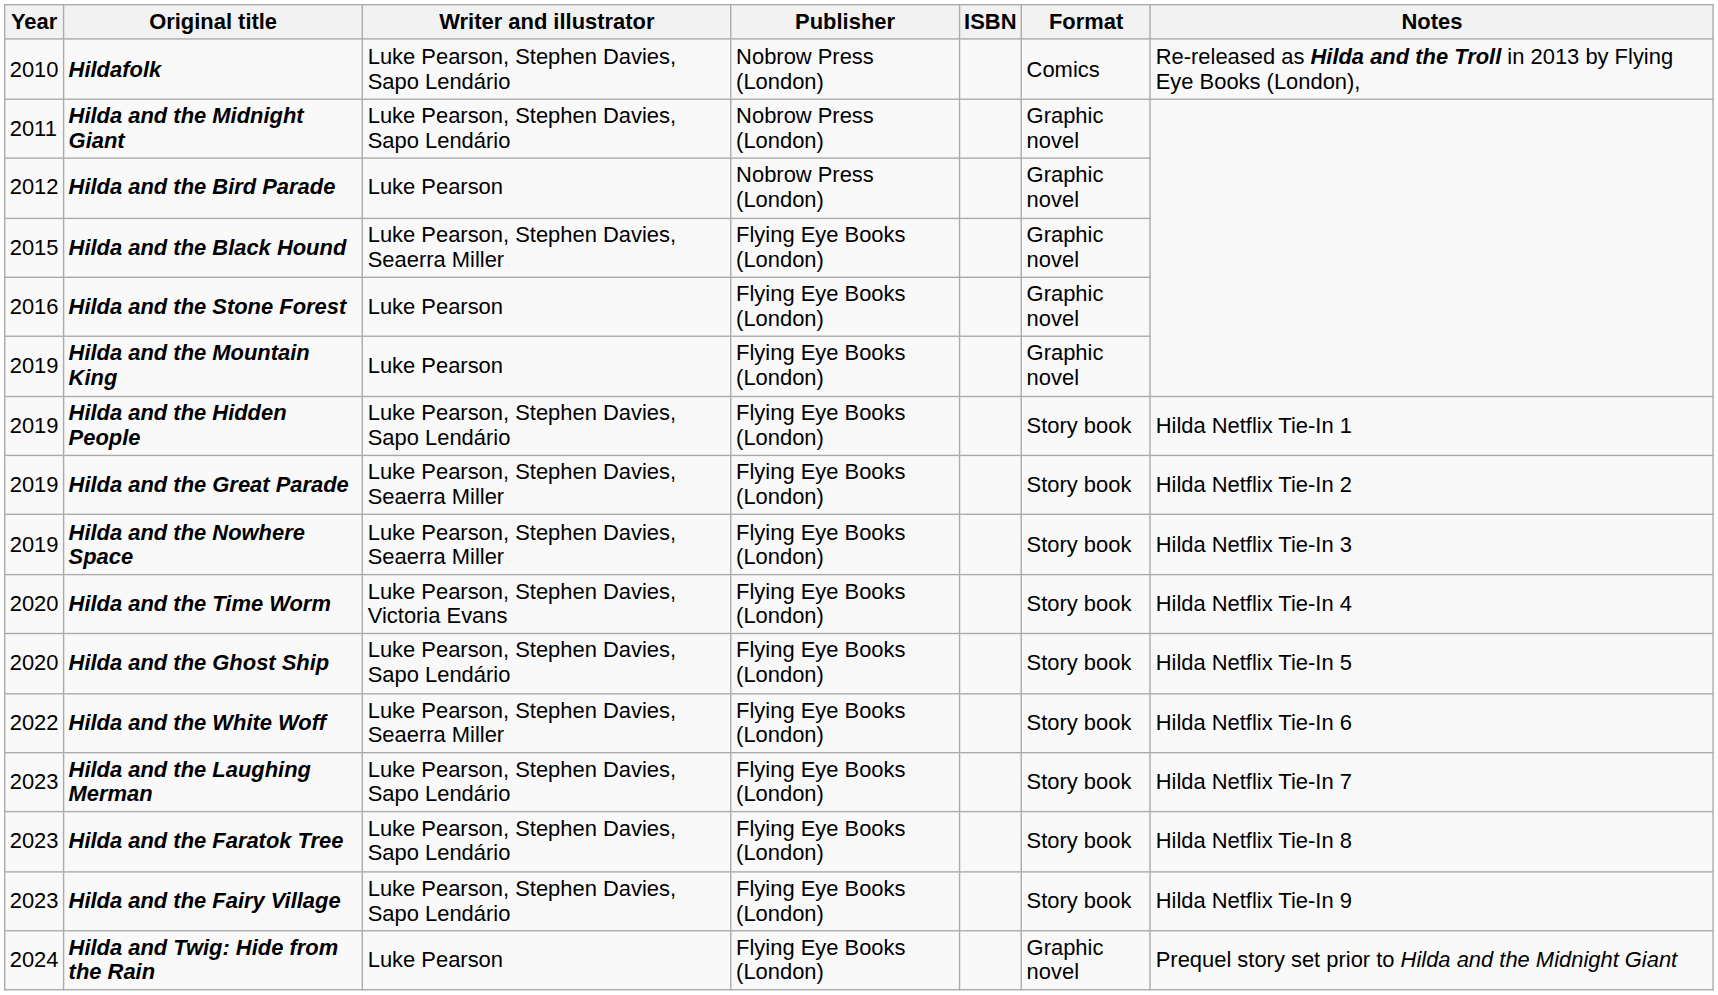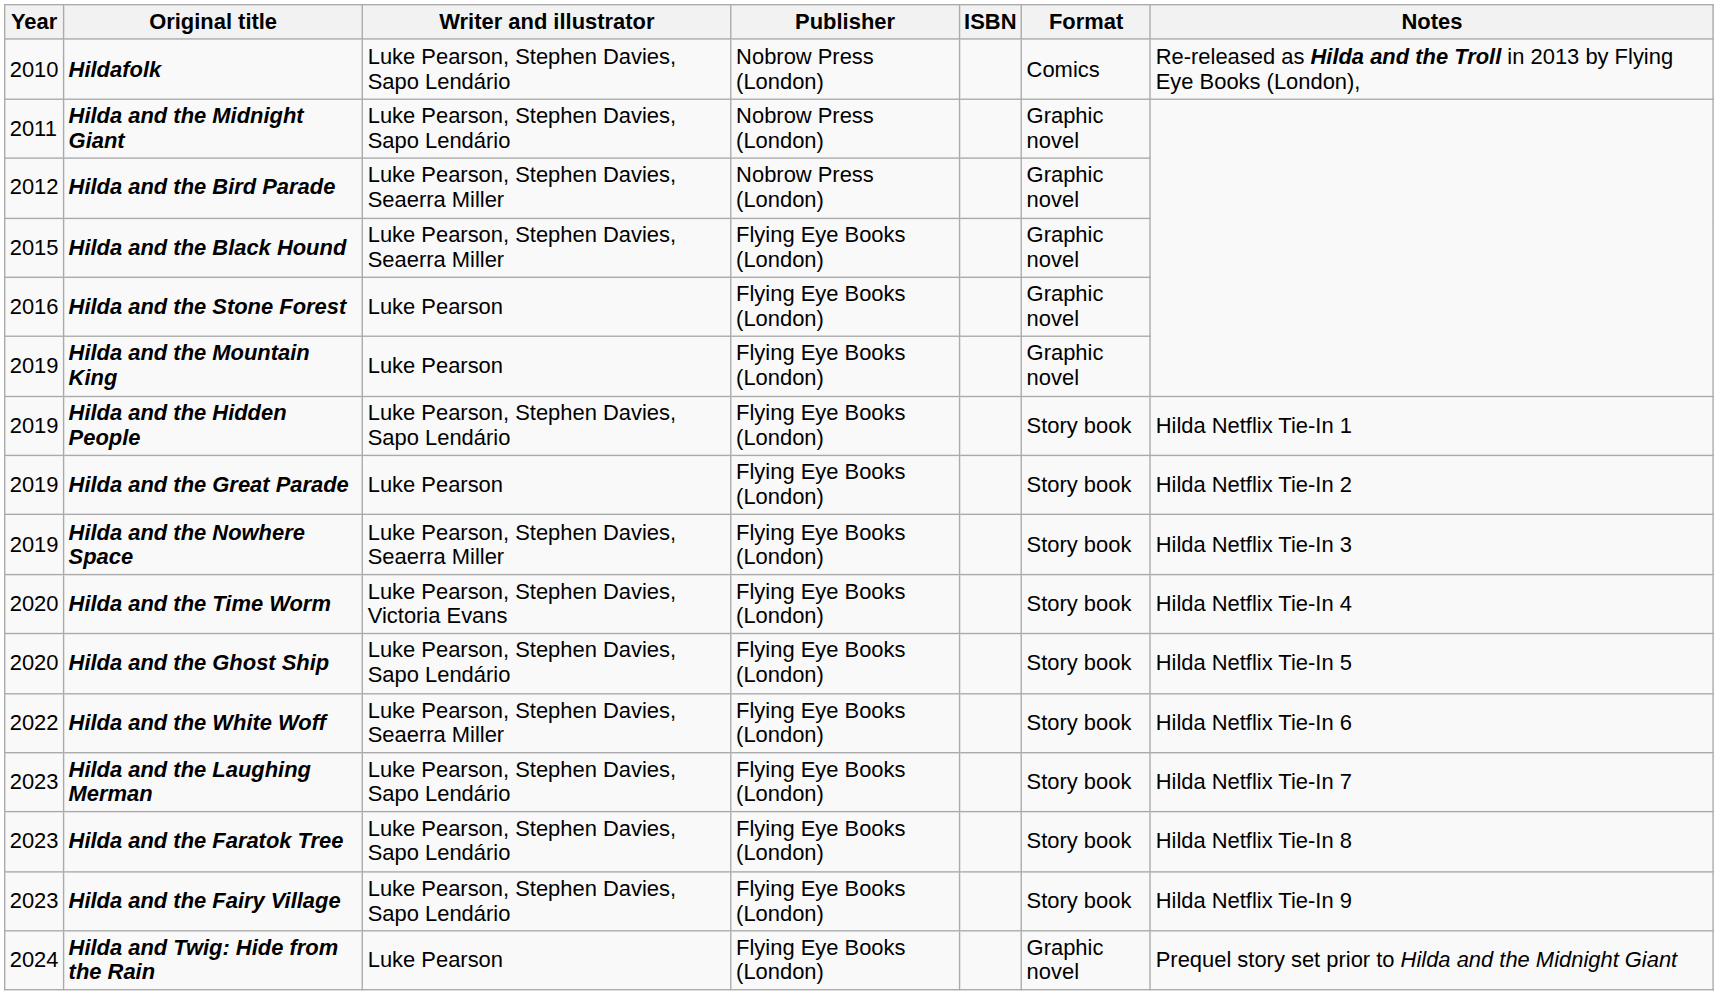(435, 187) Luke Pearson -> (522, 187) Luke Pearson, Stephen Davies, Seaerra Miller
(522, 484) Luke Pearson, Stephen Davies, Seaerra Miller -> (435, 484) Luke Pearson
